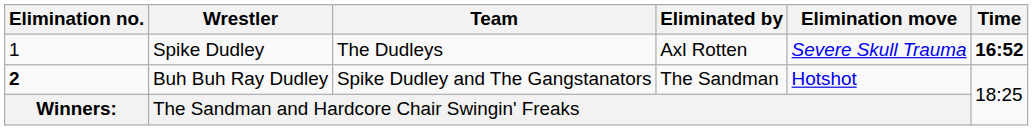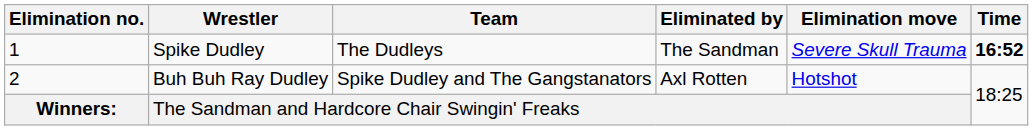(704, 49) Axl Rotten -> (719, 49) The Sandman
(14, 79) bold -> (14, 79) normal
(719, 79) The Sandman -> (704, 79) Axl Rotten
